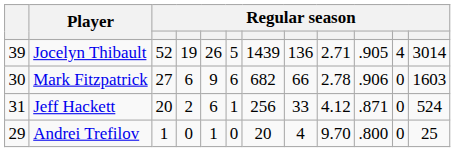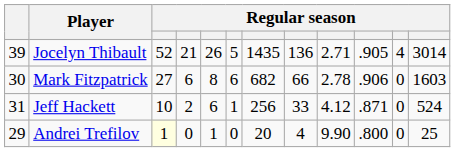(189, 52) 19 -> (189, 52) 21
(263, 52) 1439 -> (263, 52) 1435
(214, 79) 9 -> (214, 79) 8
(164, 106) 20 -> (164, 106) 10
(164, 133) no background -> (164, 133) lightyellow background
(336, 133) 9.70 -> (336, 133) 9.90
